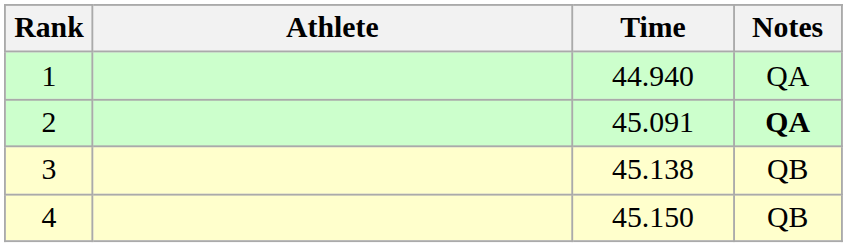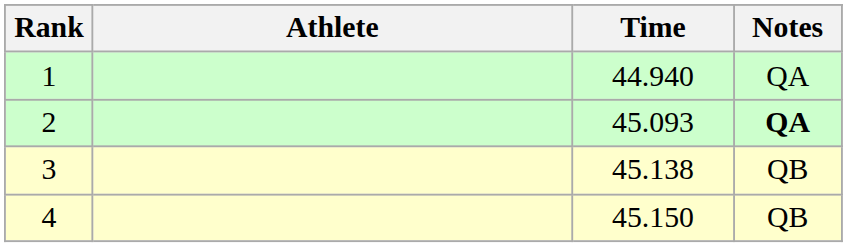(653, 122) 45.091 -> (653, 122) 45.093
